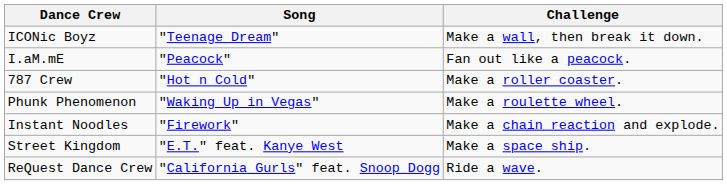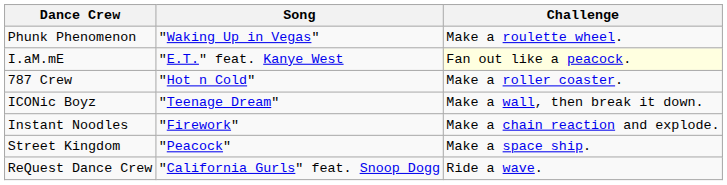rows swapped: (72, 103) <-> (52, 37)
(195, 59) "Peacock" -> (251, 59) "E.T." feat. Kanye West
(539, 59) no background -> (539, 59) lightyellow background
(251, 146) "E.T." feat. Kanye West -> (195, 146) "Peacock"
